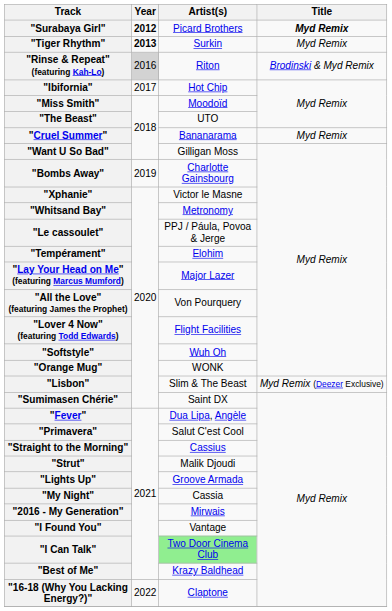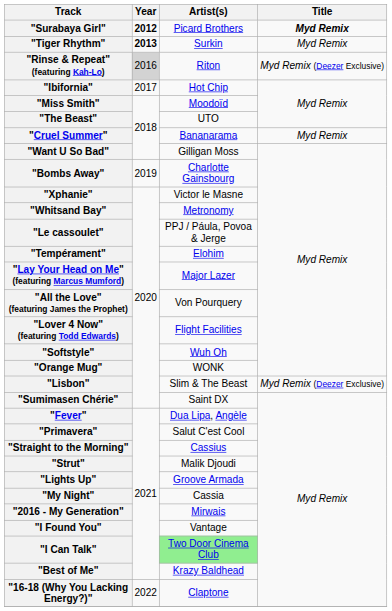(322, 66) Brodinski & Myd Remix -> (322, 66) Myd Remix (Deezer Exclusive)
